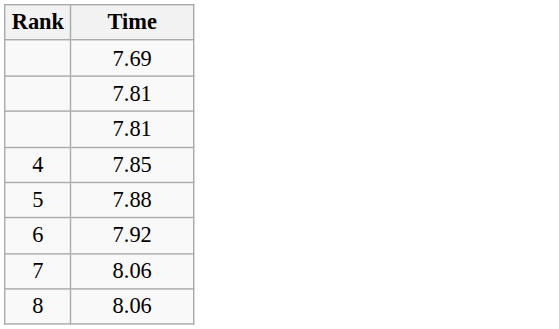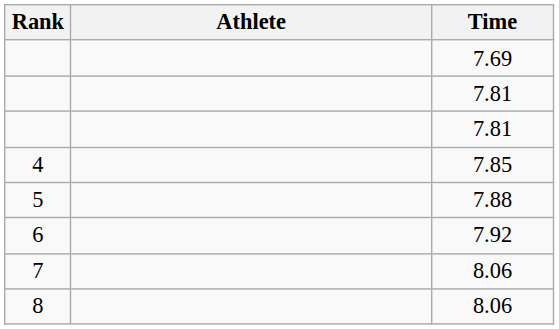+ column: (251, 22)
